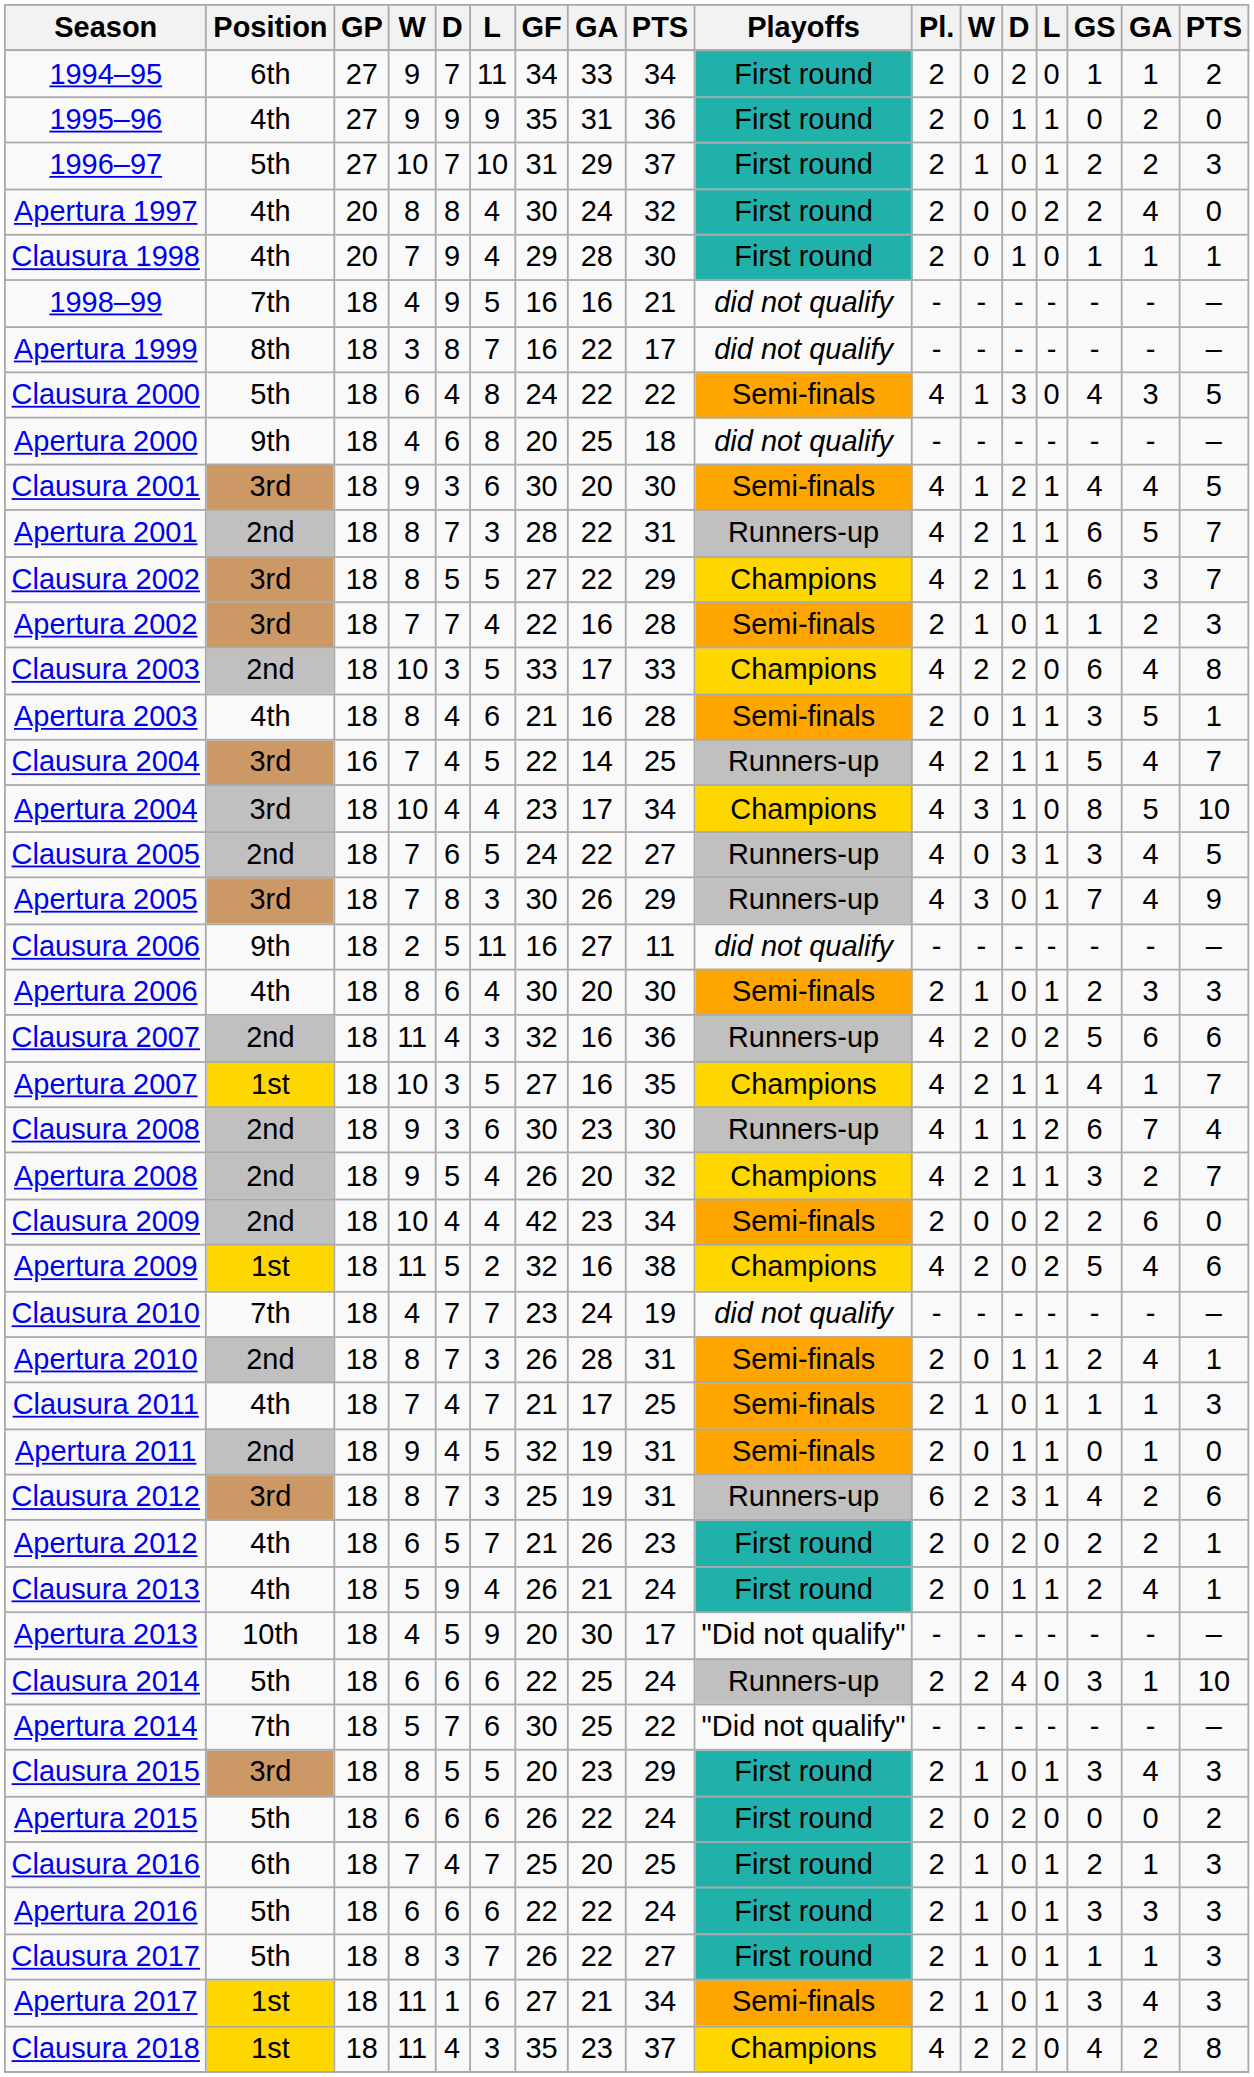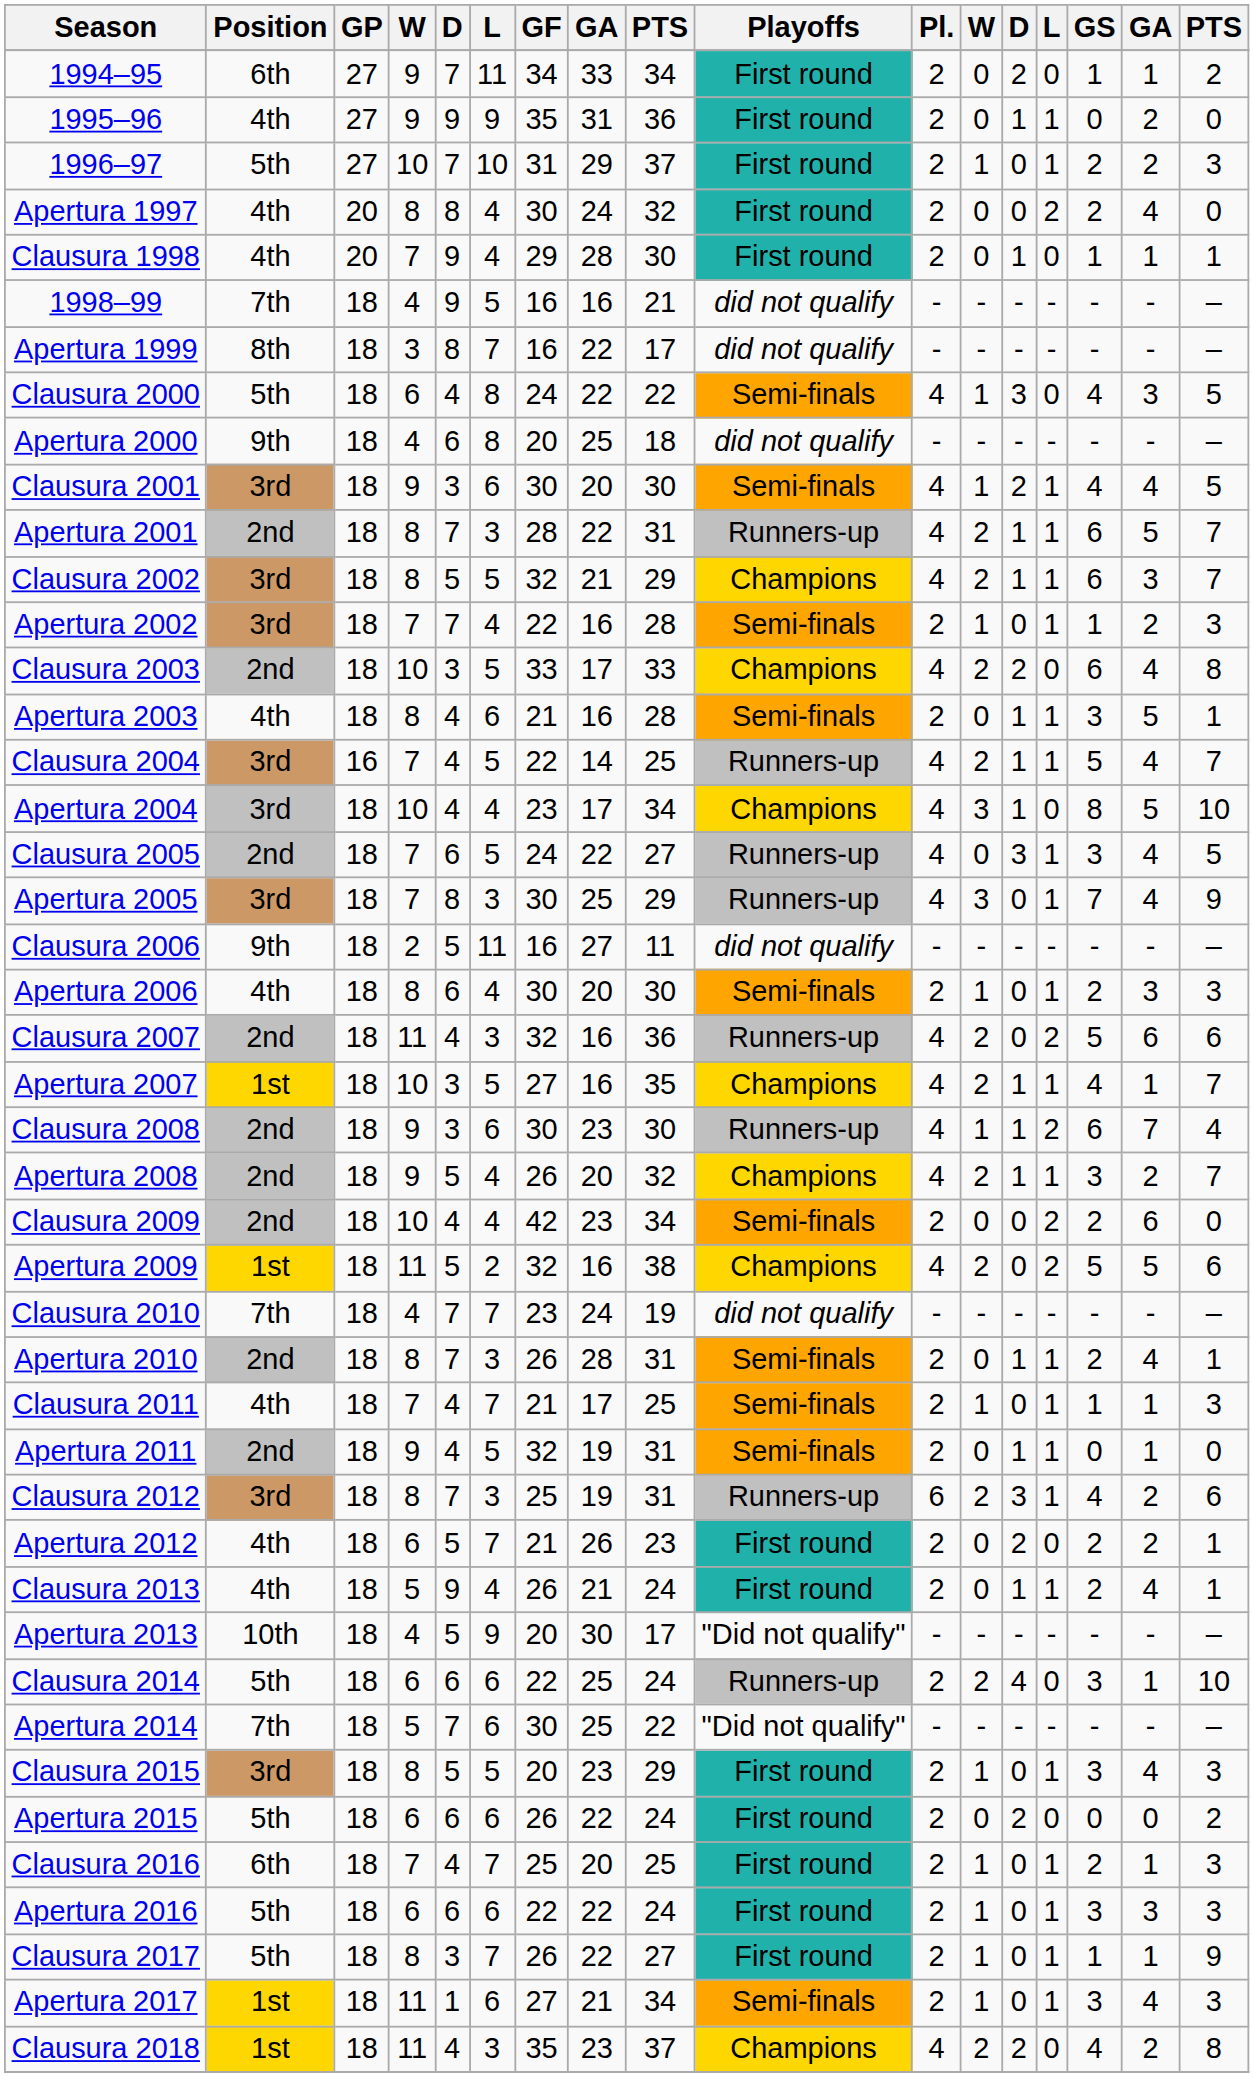(542, 578) 27 -> (542, 578) 32
(597, 578) 22 -> (597, 578) 21
(597, 900) 26 -> (597, 900) 25
(1151, 1267) 4 -> (1151, 1267) 5
(1214, 1956) 3 -> (1214, 1956) 9
